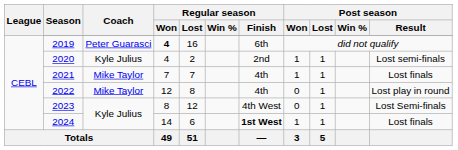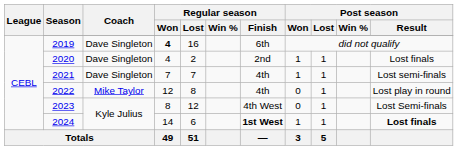(118, 44) Peter Guarasci -> (119, 44) Dave Singleton
(118, 59) Kyle Julius -> (119, 59) Dave Singleton
(411, 59) Lost semi-finals -> (412, 59) Lost finals
(118, 75) Mike Taylor -> (119, 75) Dave Singleton
(411, 75) Lost finals -> (412, 75) Lost semi-finals
(411, 122) normal -> (412, 122) bold
